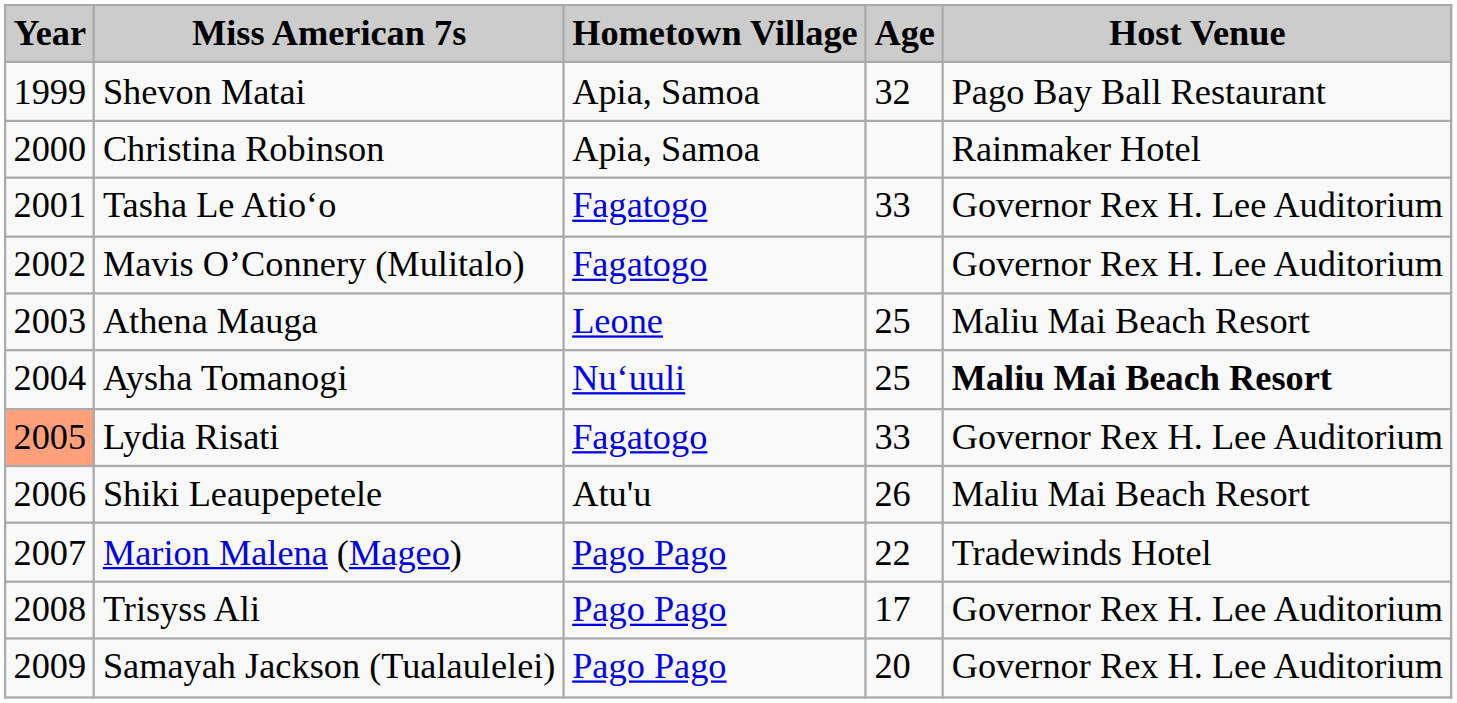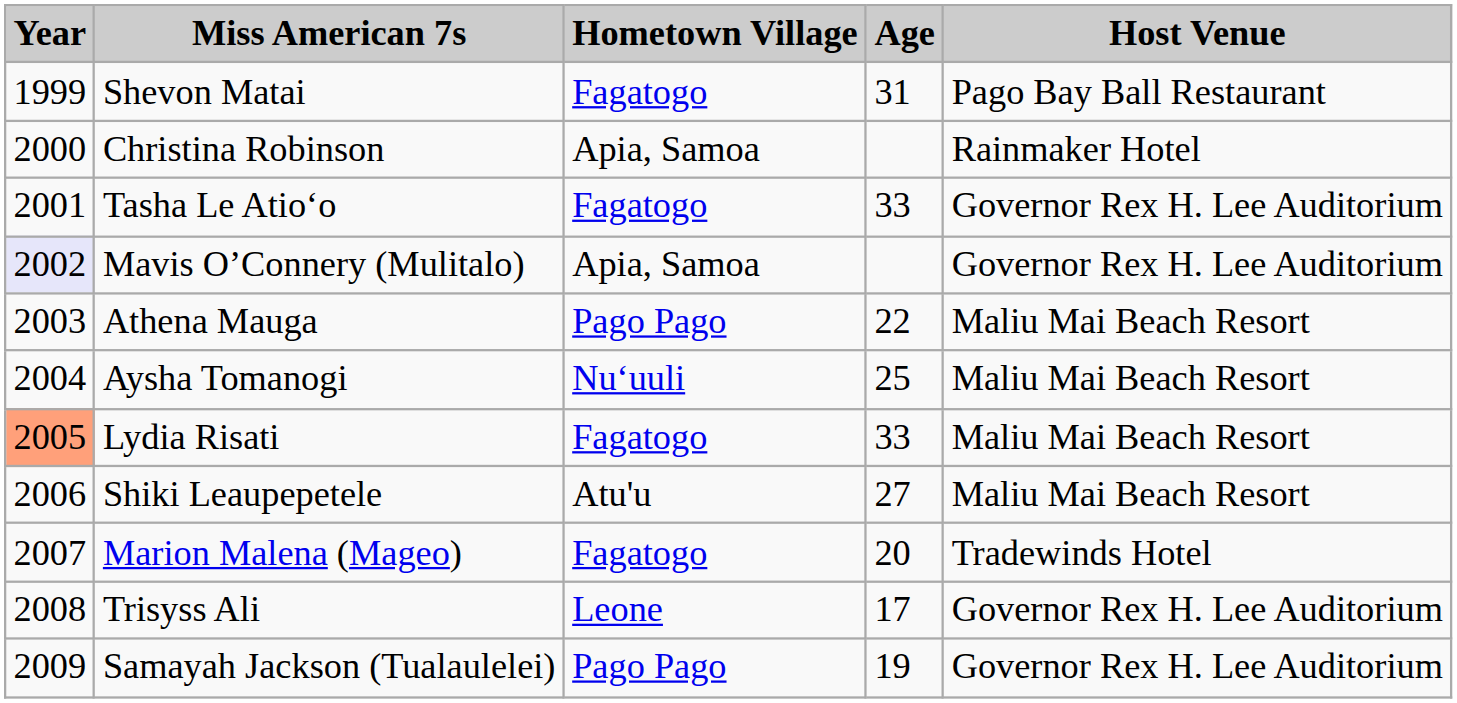(666, 90) Apia, Samoa -> (640, 90) Fagatogo
(893, 90) 32 -> (893, 90) 31
(50, 263) no background -> (50, 263) lavender background
(640, 263) Fagatogo -> (666, 263) Apia, Samoa
(618, 321) Leone -> (649, 321) Pago Pago
(893, 321) 25 -> (893, 321) 22
(1142, 378) bold -> (1131, 378) normal
(1197, 436) Governor Rex H. Lee Auditorium -> (1131, 436) Maliu Mai Beach Resort
(893, 494) 26 -> (893, 494) 27
(649, 551) Pago Pago -> (640, 551) Fagatogo
(893, 551) 22 -> (893, 551) 20
(649, 609) Pago Pago -> (618, 609) Leone
(893, 666) 20 -> (893, 666) 19
